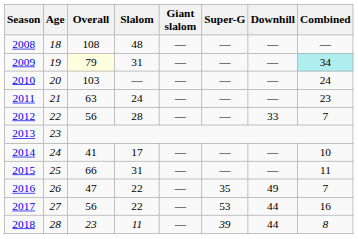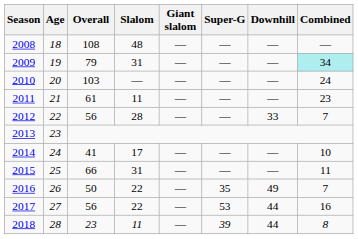(91, 62) lightyellow background -> (91, 62) no background
(91, 98) 63 -> (91, 98) 61
(137, 98) 24 -> (137, 98) 11
(91, 188) 47 -> (91, 188) 50
